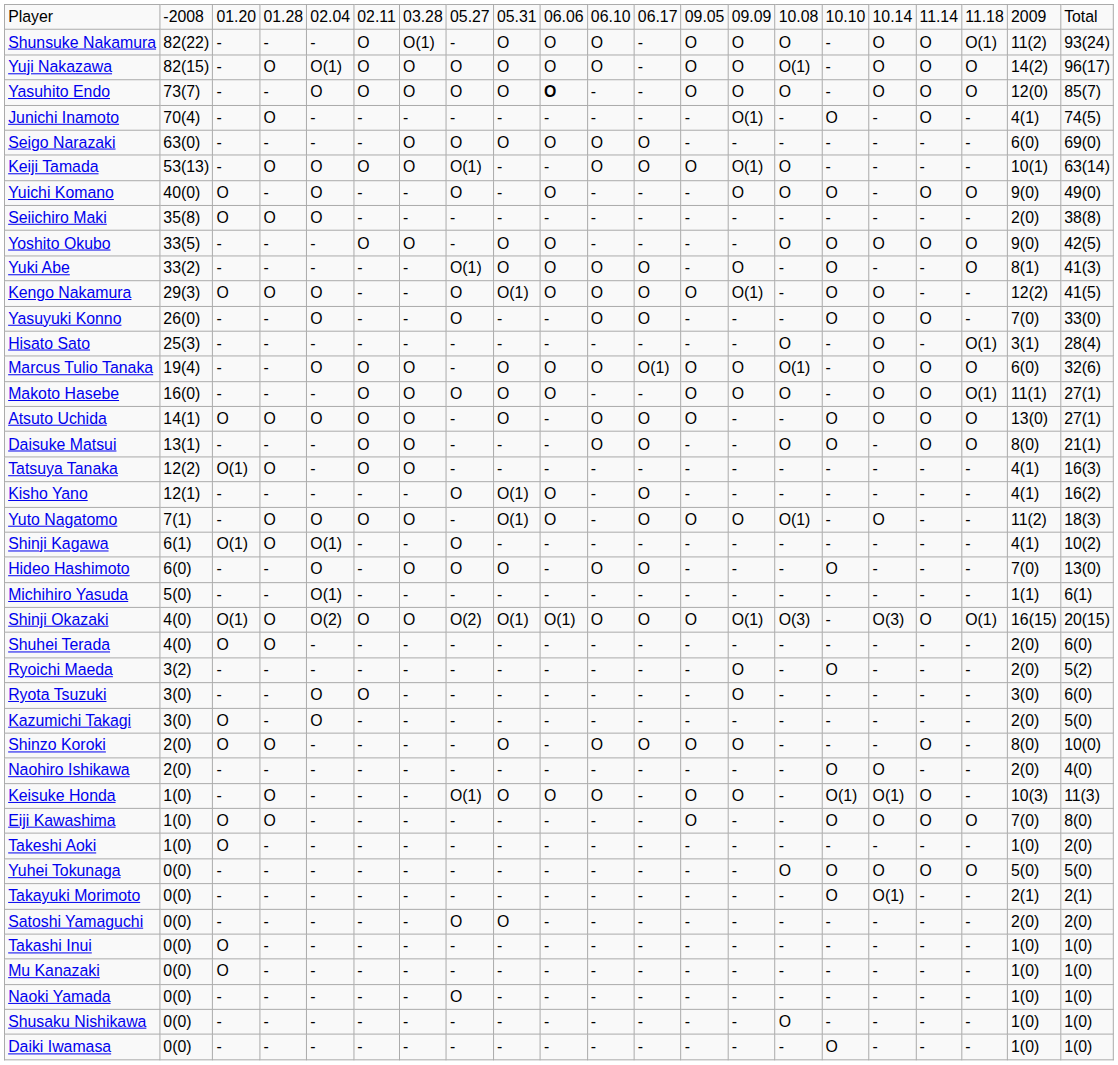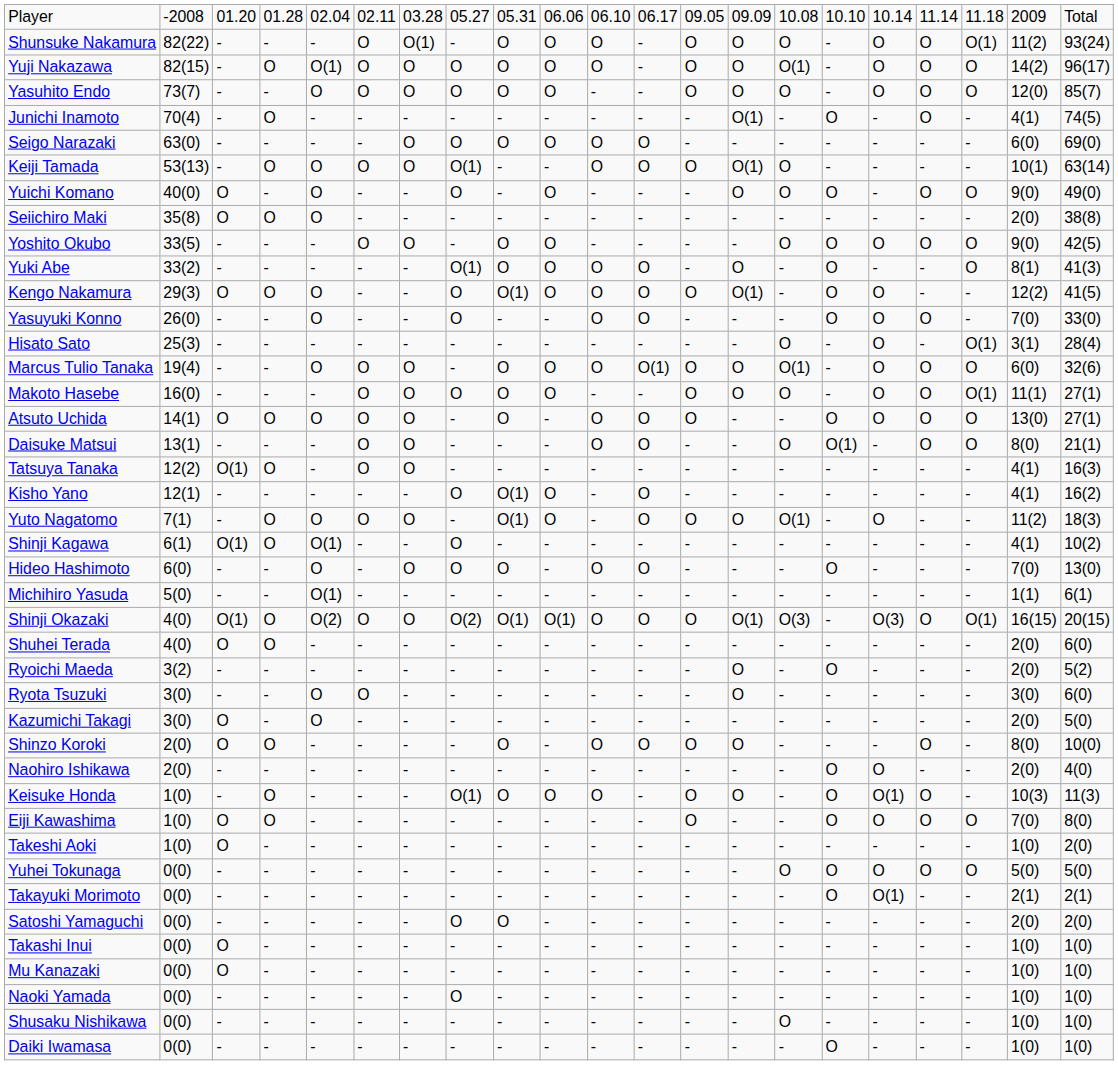(550, 92) bold -> (550, 92) normal
(832, 444) O -> (841, 444) O(1)
(841, 795) O(1) -> (832, 795) O
